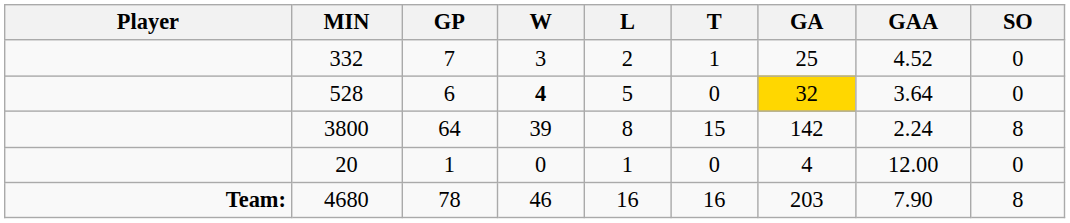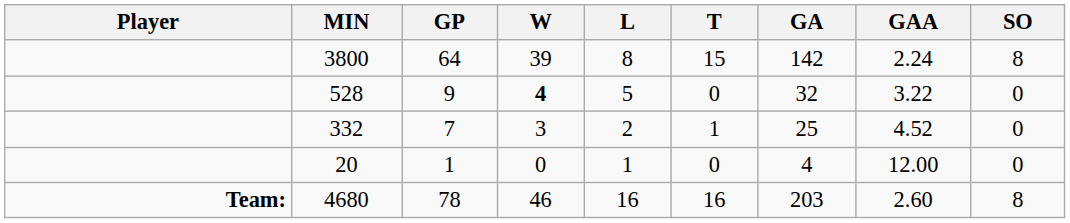rows swapped: (346, 128) <-> (346, 57)
(449, 93) 6 -> (449, 93) 9
(807, 93) gold background -> (807, 93) no background
(913, 93) 3.64 -> (913, 93) 3.22
(913, 199) 7.90 -> (913, 199) 2.60
